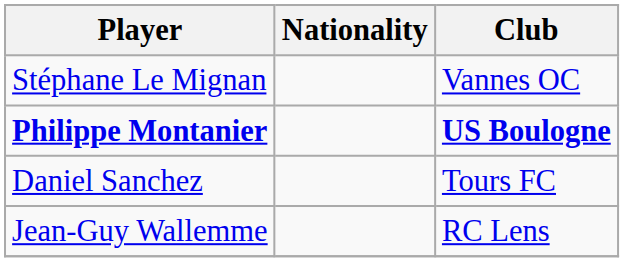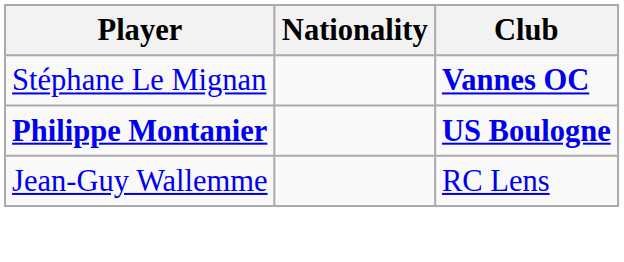(511, 80) normal -> (516, 80) bold
- row: (107, 181)
